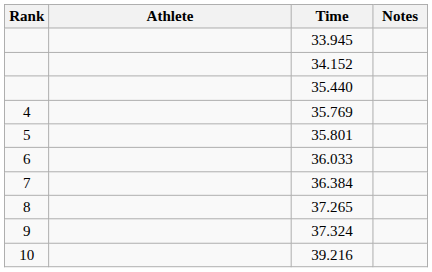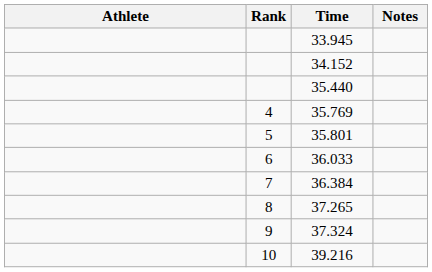columns swapped: (27, 16) <-> (170, 16)
